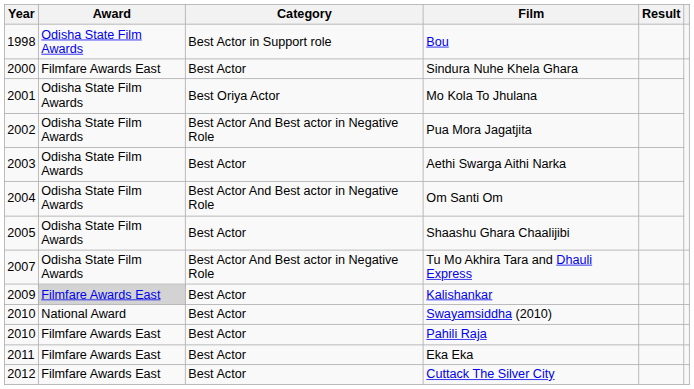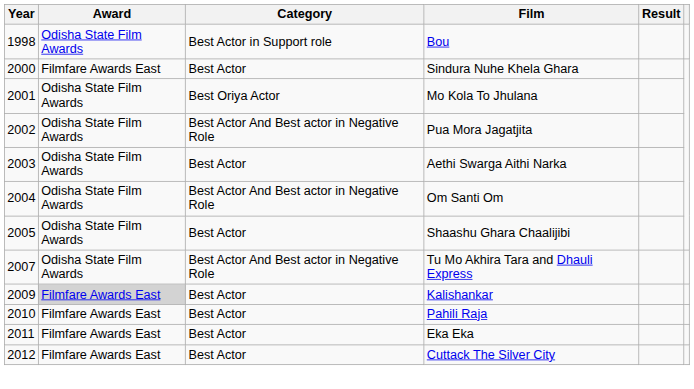- row: (489, 314)
